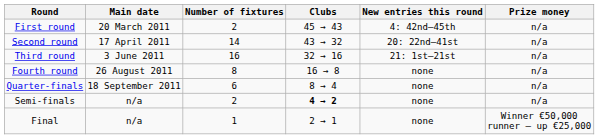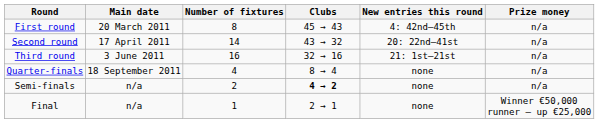(234, 27) 2 -> (234, 27) 8
- row: (45, 71)
(234, 86) 6 -> (234, 71) 4
